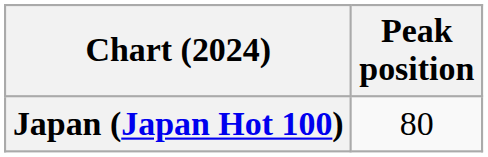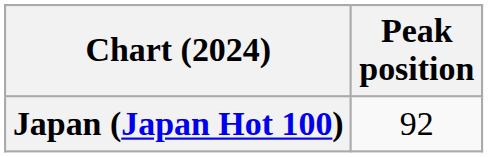(417, 123) 80 -> (417, 123) 92
